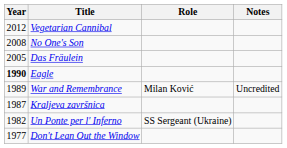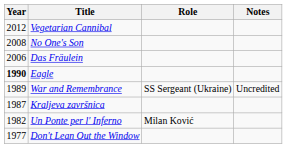(16, 58) 2005 -> (16, 58) 2006
(169, 89) Milan Ković -> (188, 89) SS Sergeant (Ukraine)
(188, 120) SS Sergeant (Ukraine) -> (169, 120) Milan Ković
